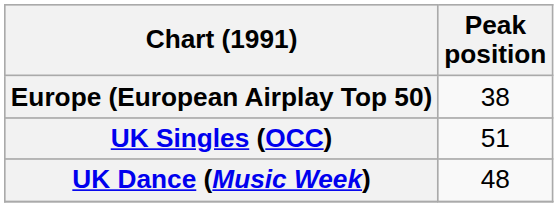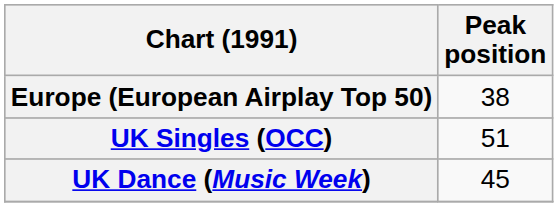(495, 179) 48 -> (495, 179) 45
